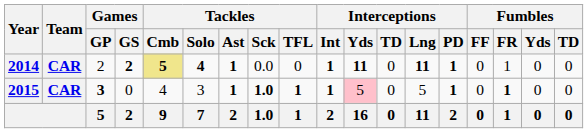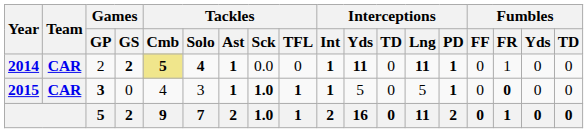(360, 90) pink background -> (360, 90) no background
(507, 90) 1 -> (507, 90) 0
